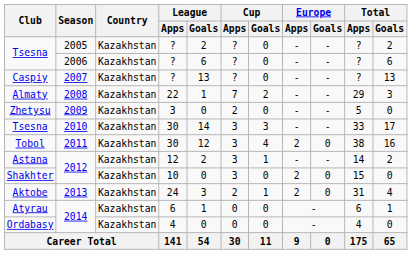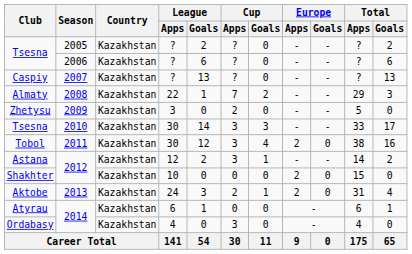(235, 175) 3 -> (235, 175) 0
(235, 224) 0 -> (235, 224) 3
